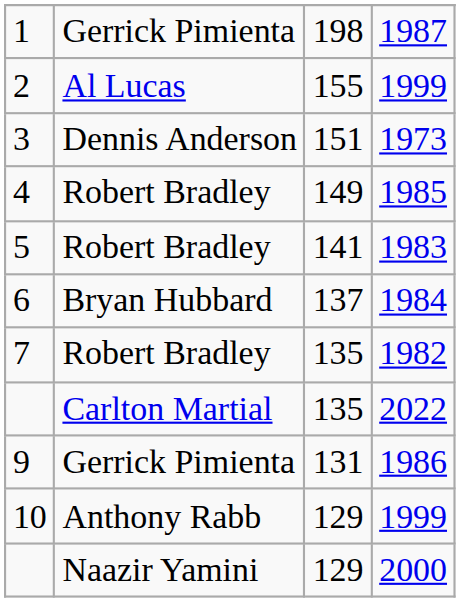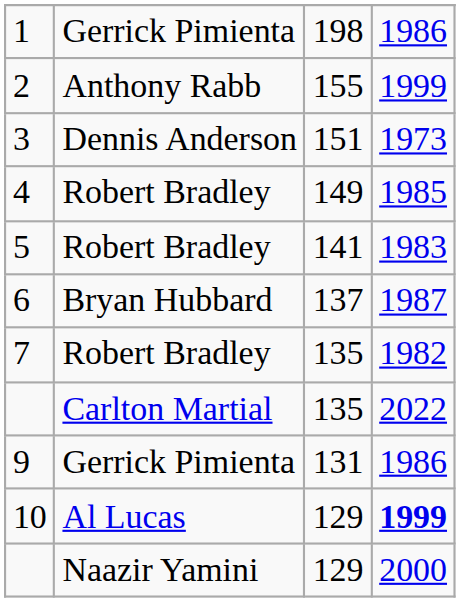(413, 31) 1987 -> (413, 31) 1986
(124, 85) Al Lucas -> (162, 85) Anthony Rabb
(413, 300) 1984 -> (413, 300) 1987
(162, 515) Anthony Rabb -> (124, 515) Al Lucas
(413, 515) normal -> (413, 515) bold
